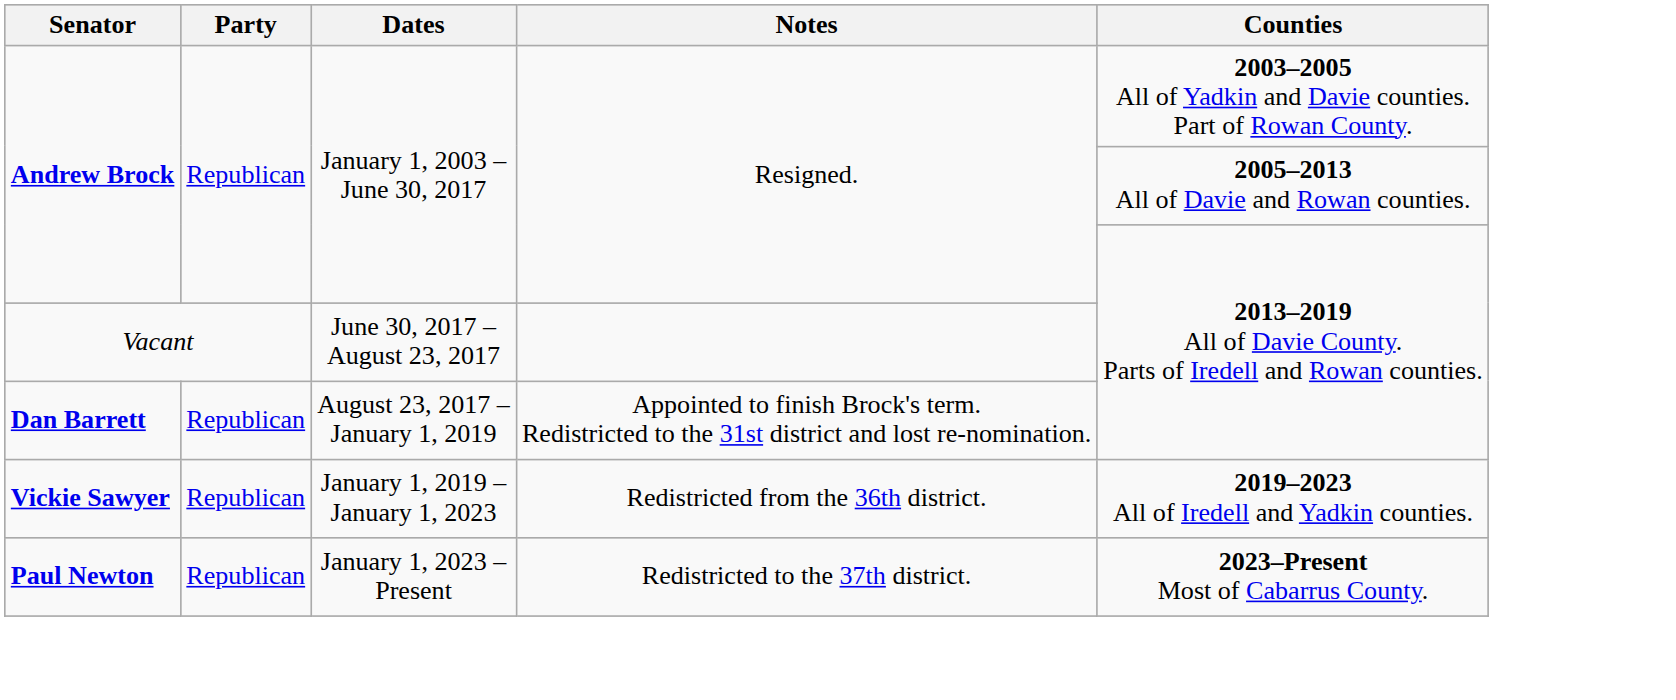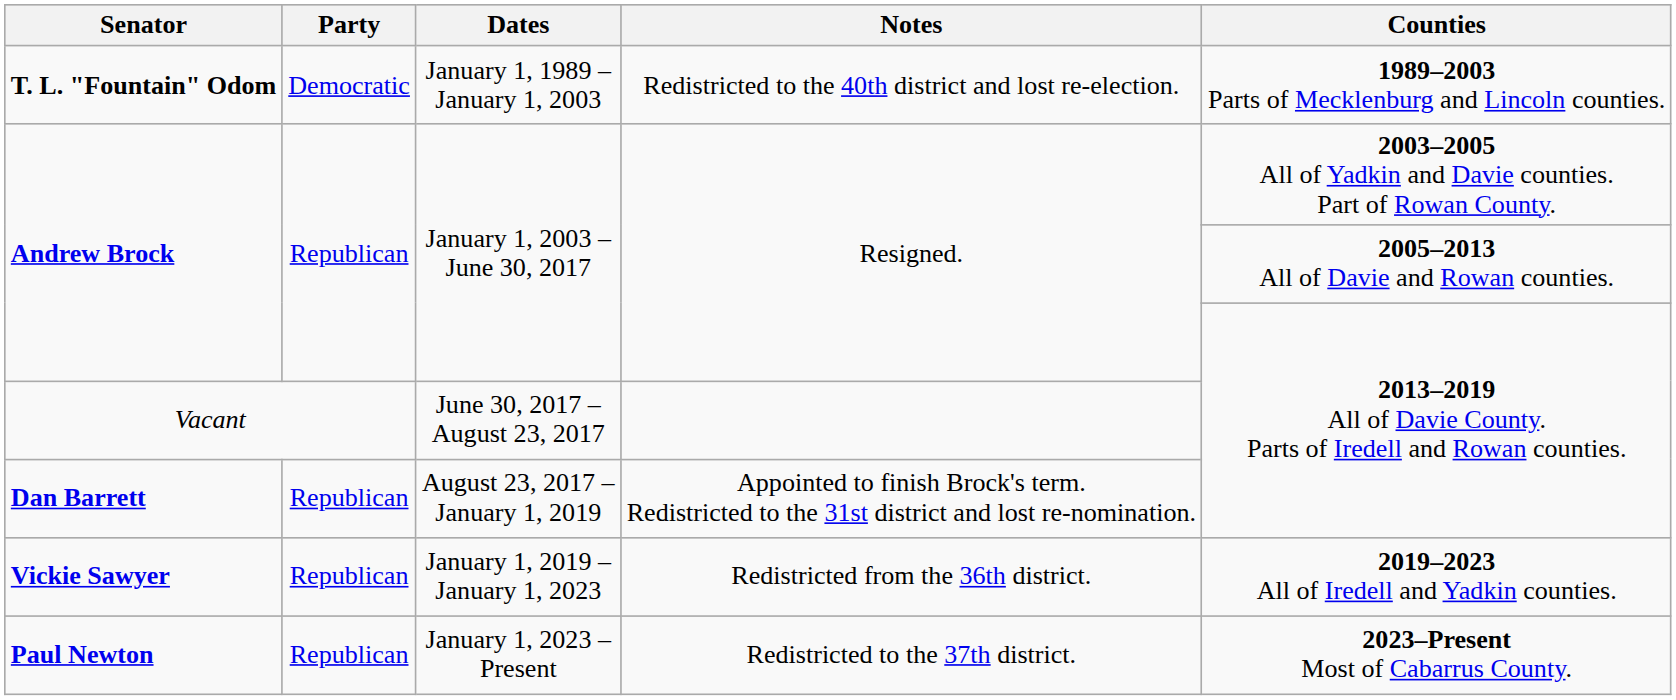+ row: (144, 84)
